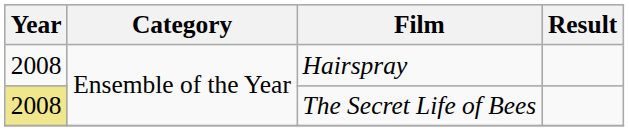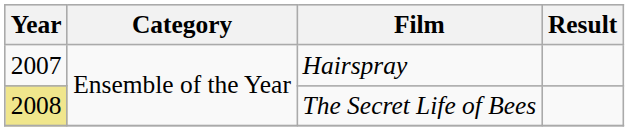(36, 65) 2008 -> (36, 65) 2007
